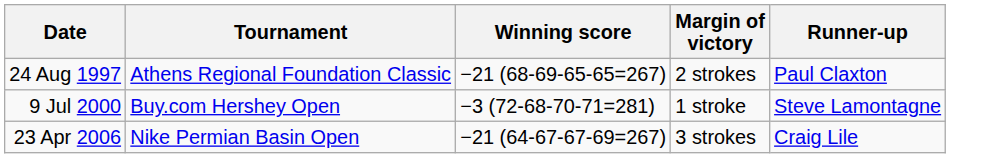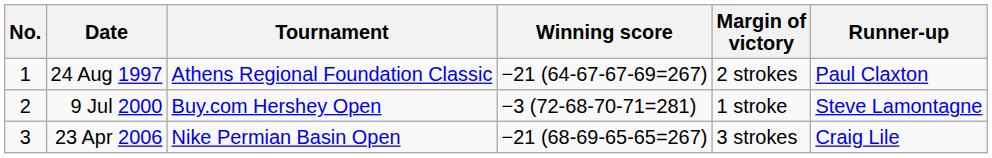+ column: (25, 32)
(563, 74) −21 (68-69-65-65=267) -> (604, 74) −21 (64-67-67-69=267)
(563, 137) −21 (64-67-67-69=267) -> (604, 137) −21 (68-69-65-65=267)
